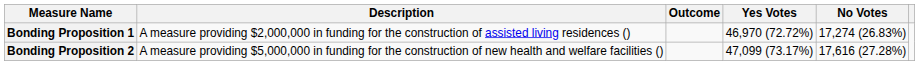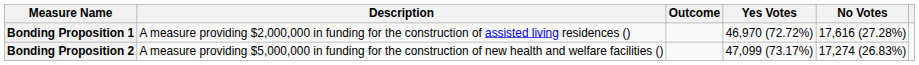(862, 32) 17,274 (26.83%) -> (862, 32) 17,616 (27.28%)
(862, 51) 17,616 (27.28%) -> (862, 51) 17,274 (26.83%)
